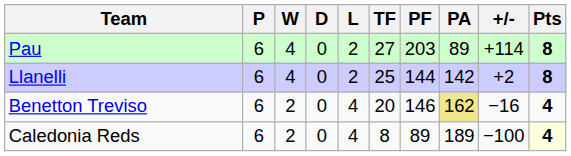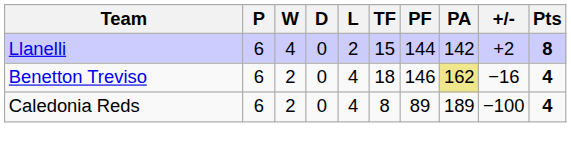- row: (25, 48)
(385, 77) 25 -> (385, 48) 15
(385, 106) 20 -> (385, 77) 18
(547, 135) lightyellow background -> (547, 106) no background
